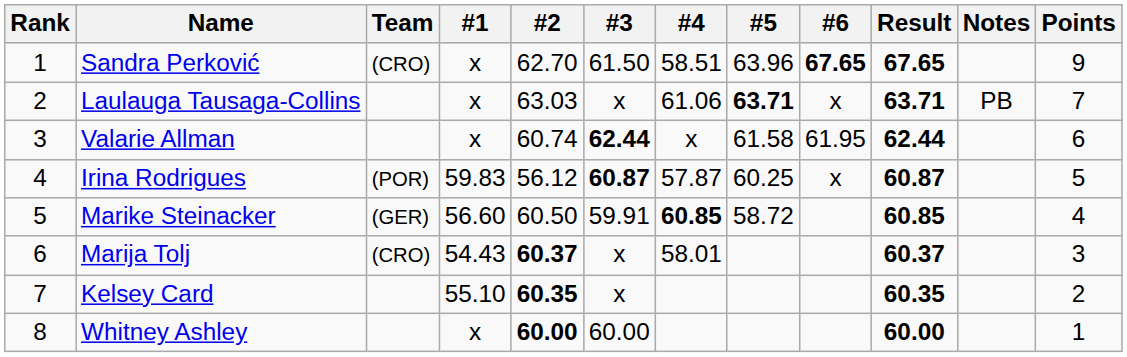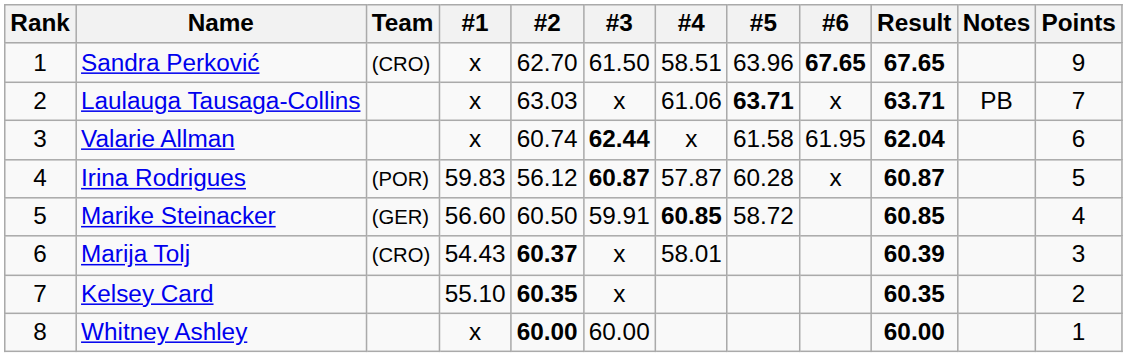(914, 139) 62.44 -> (914, 139) 62.04
(763, 178) 60.25 -> (763, 178) 60.28
(914, 255) 60.37 -> (914, 255) 60.39
